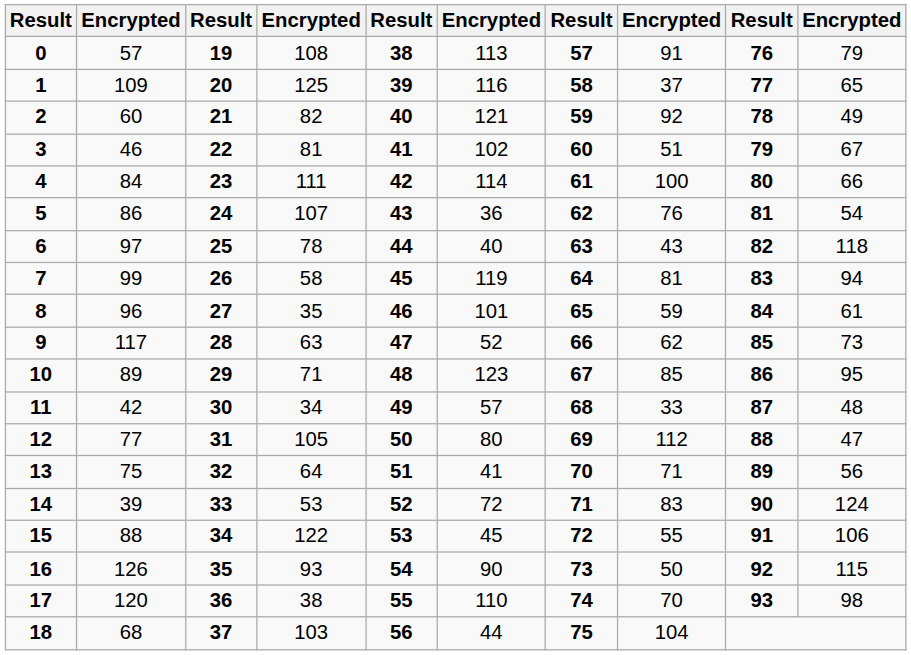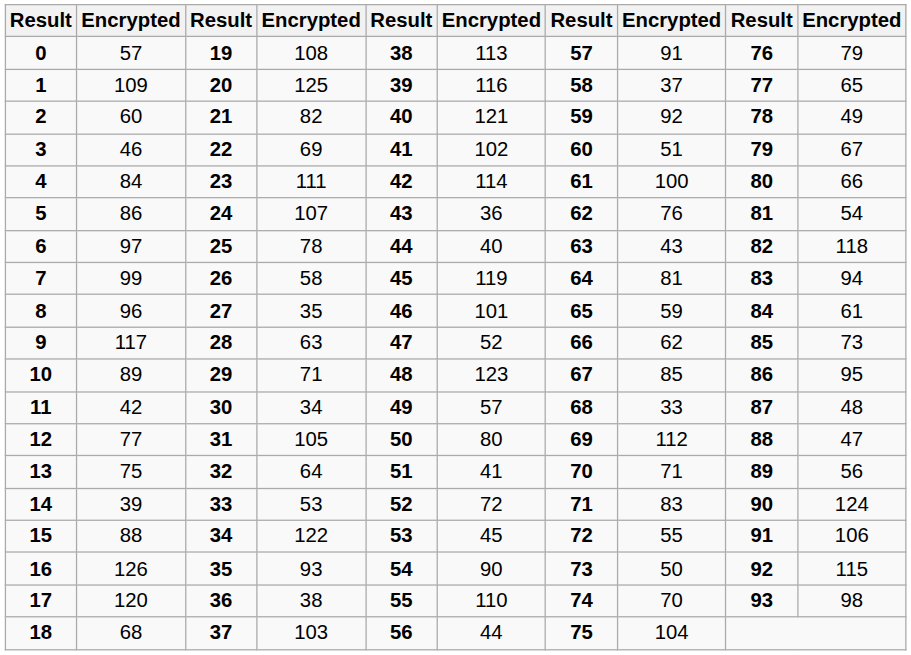(311, 149) 81 -> (311, 149) 69
